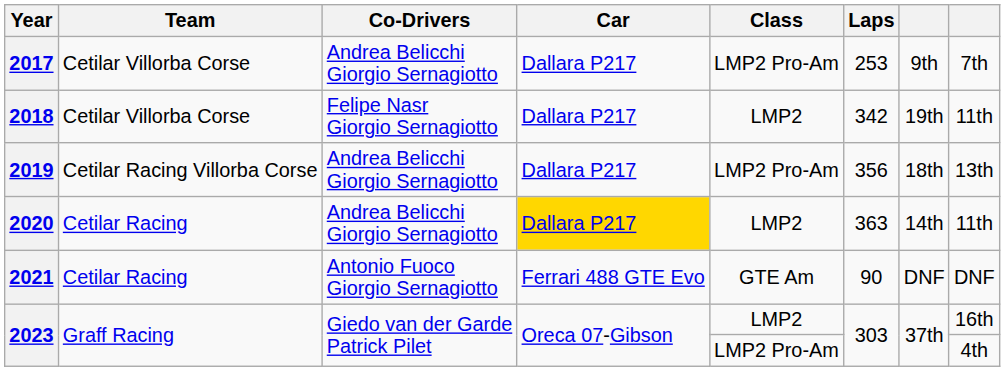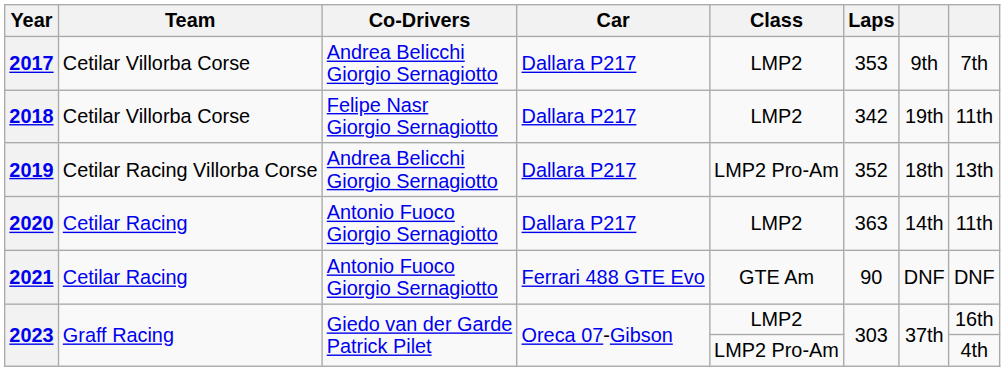(776, 63) LMP2 Pro-Am -> (776, 63) LMP2
(871, 63) 253 -> (871, 63) 353
(871, 170) 356 -> (871, 170) 352
(412, 224) Andrea Belicchi Giorgio Sernagiotto -> (412, 224) Antonio Fuoco Giorgio Sernagiotto
(579, 224) gold background -> (579, 224) no background
